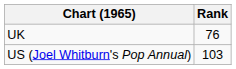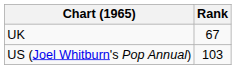(212, 34) 76 -> (212, 34) 67
